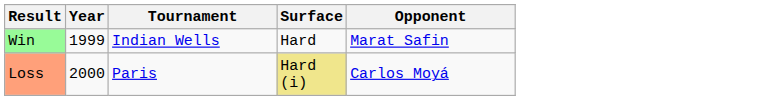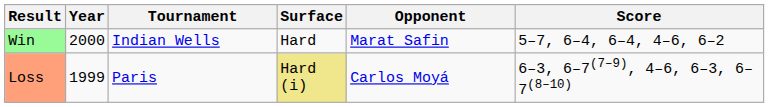+ column: (639, 17)
(87, 41) 1999 -> (87, 41) 2000
(87, 74) 2000 -> (87, 78) 1999
